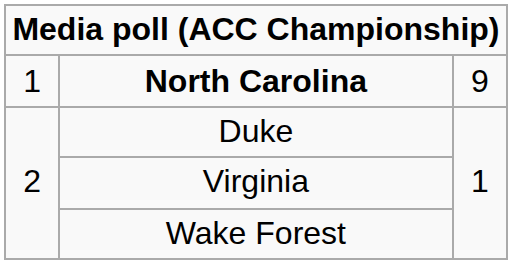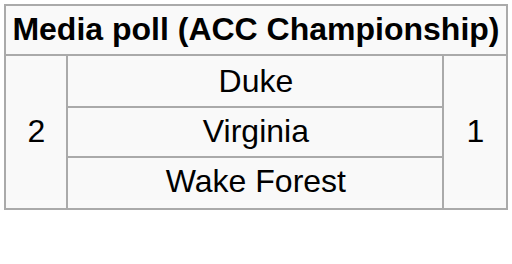- row: (256, 80)
